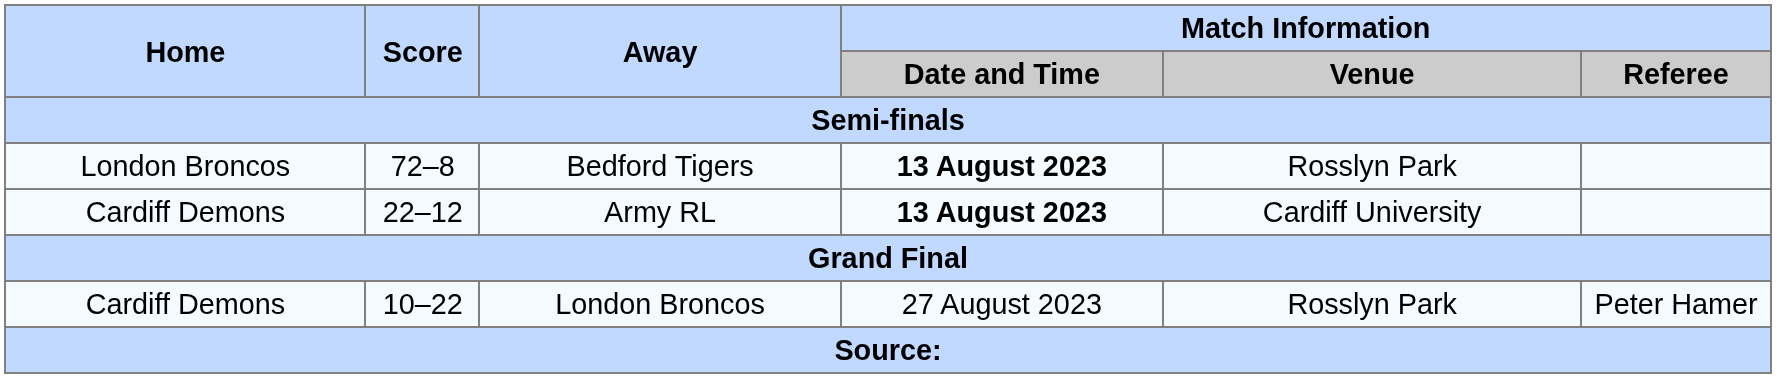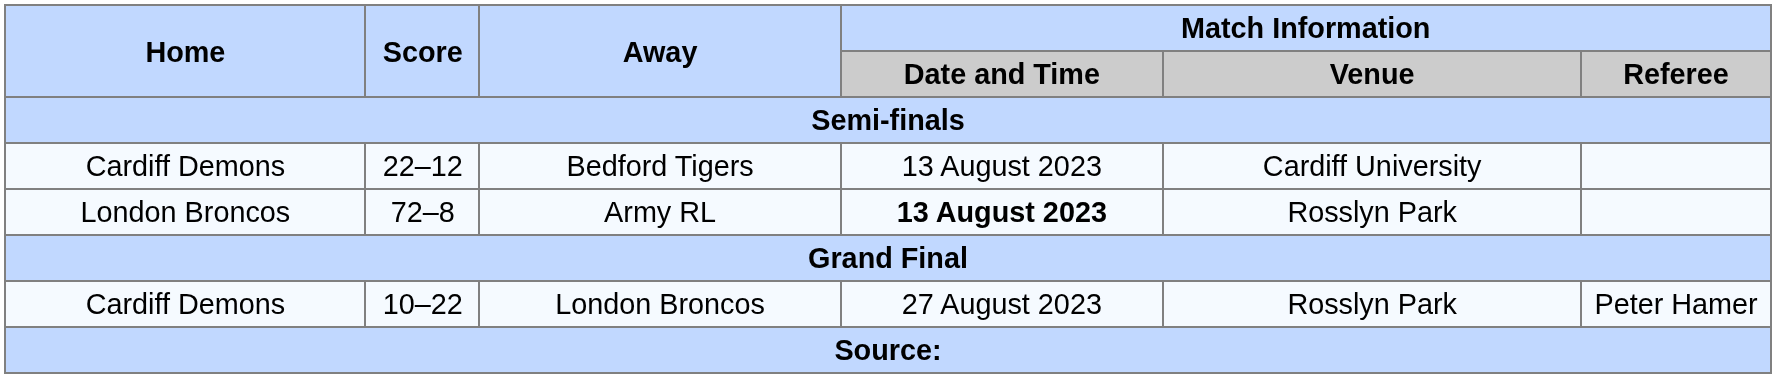(185, 166) London Broncos -> (185, 166) Cardiff Demons
(423, 166) 72–8 -> (423, 166) 22–12
(1002, 166) bold -> (1002, 166) normal
(1372, 166) Rosslyn Park -> (1372, 166) Cardiff University
(185, 212) Cardiff Demons -> (185, 212) London Broncos
(423, 212) 22–12 -> (423, 212) 72–8
(1372, 212) Cardiff University -> (1372, 212) Rosslyn Park
